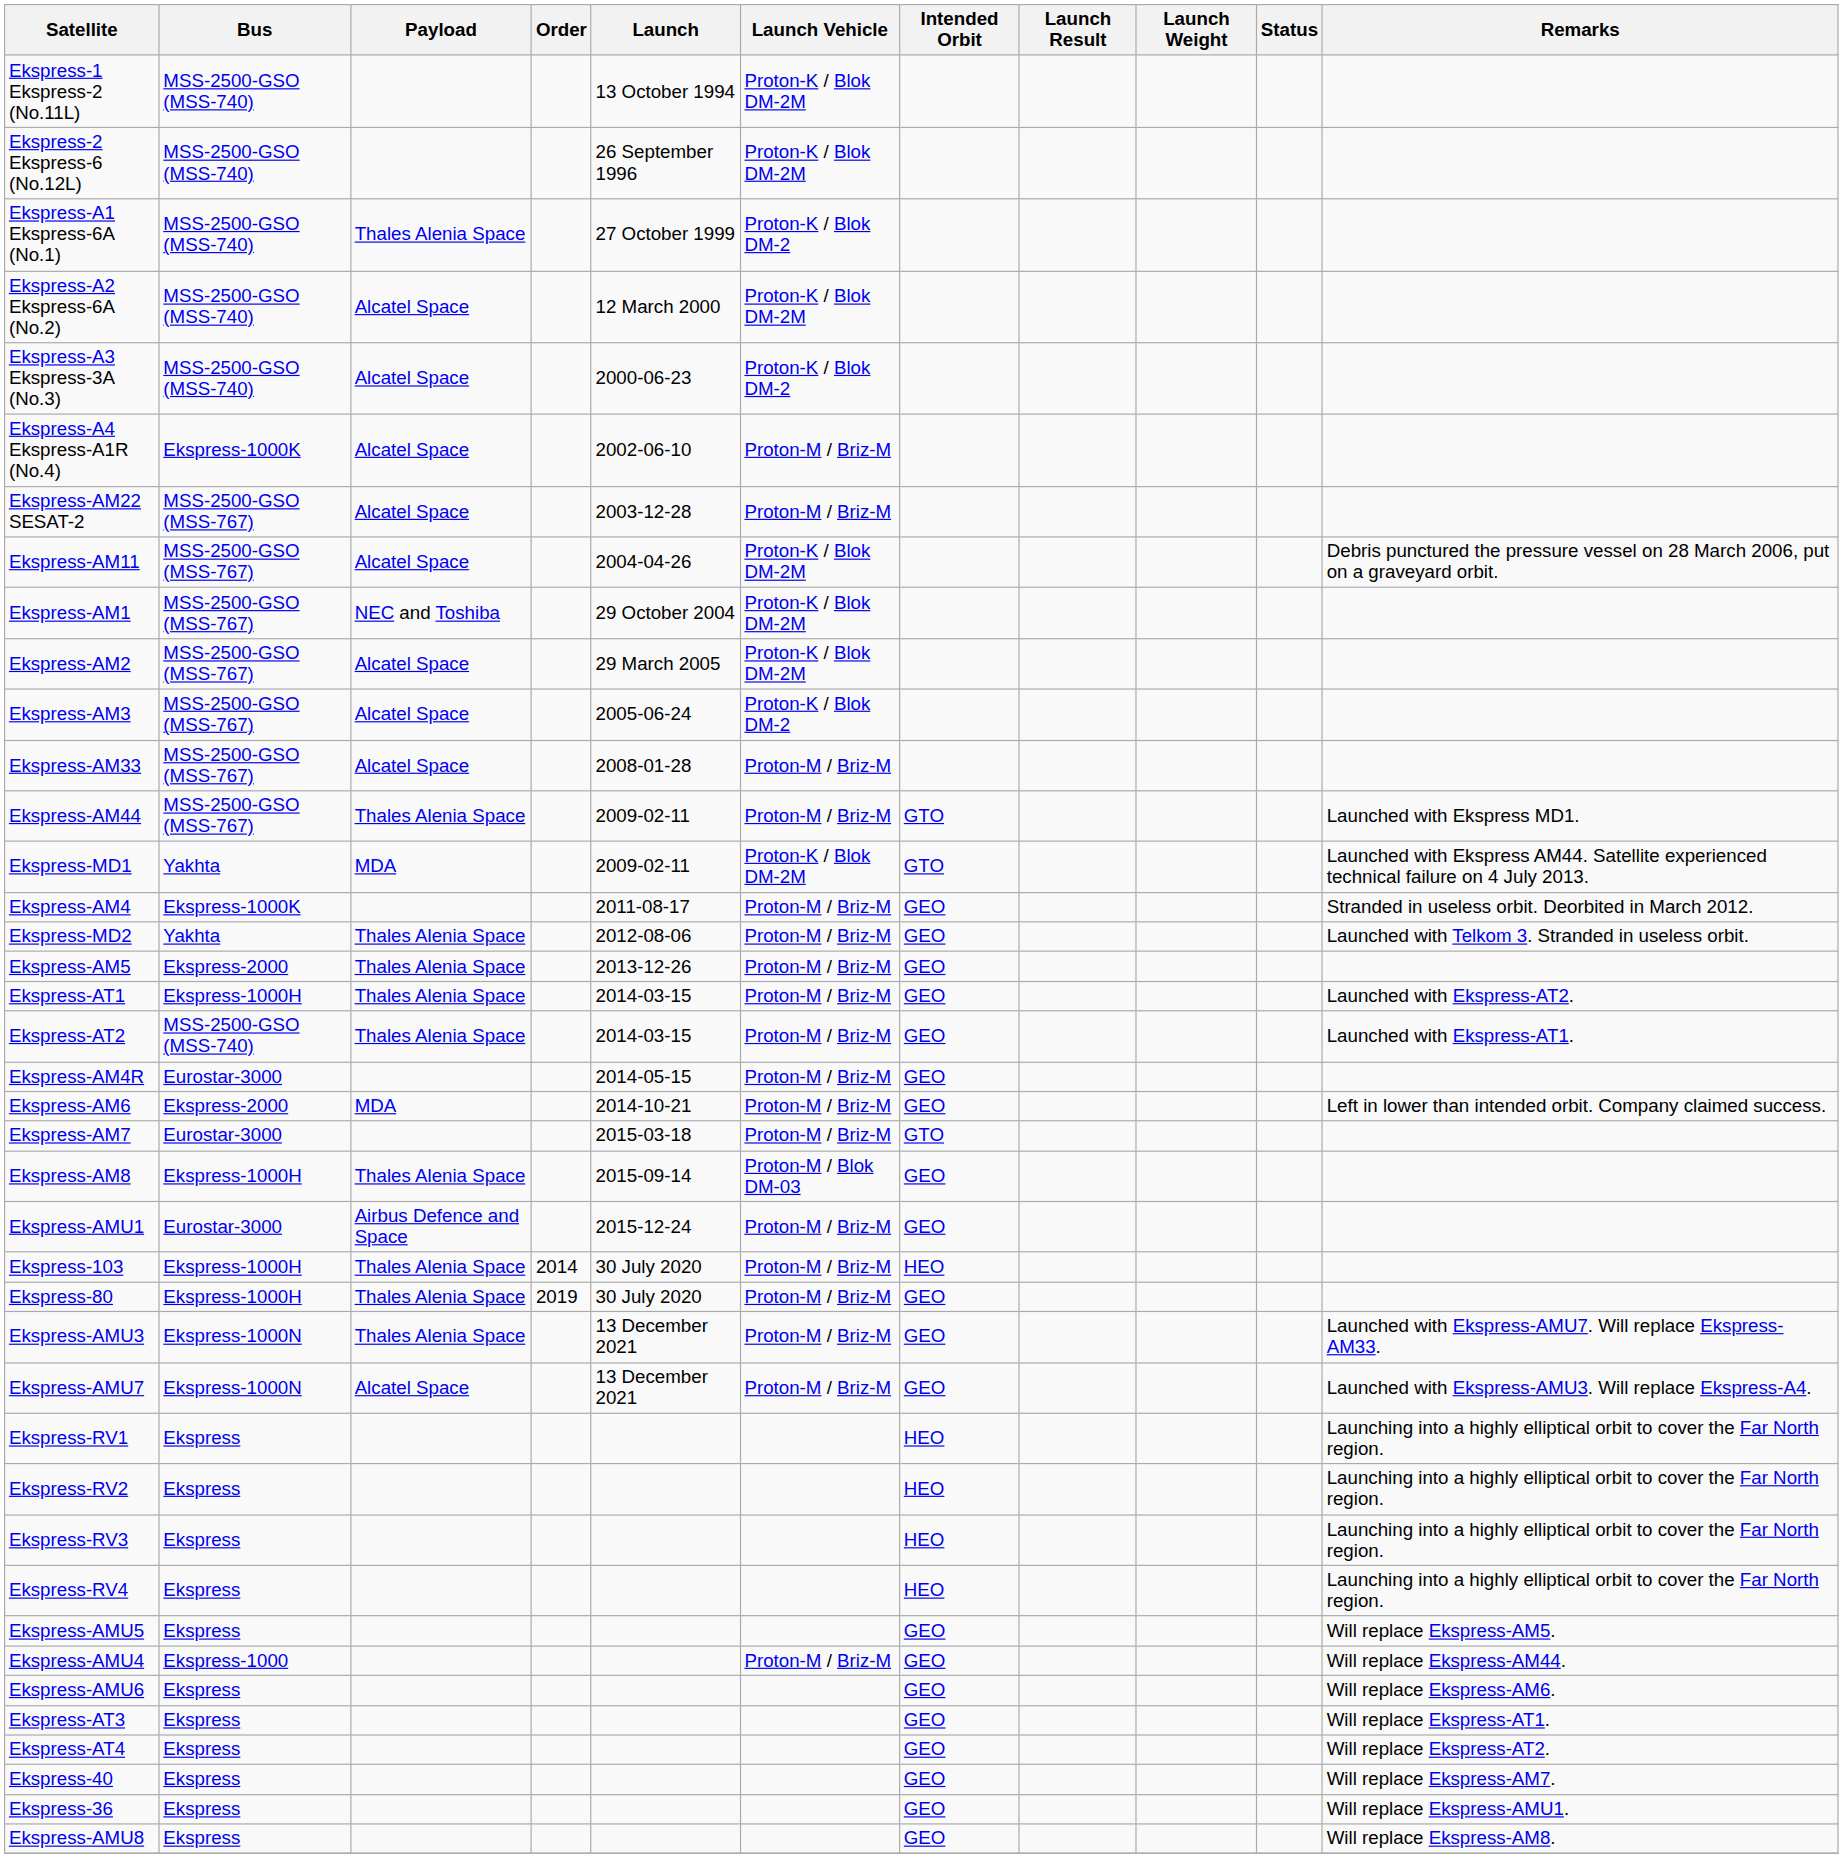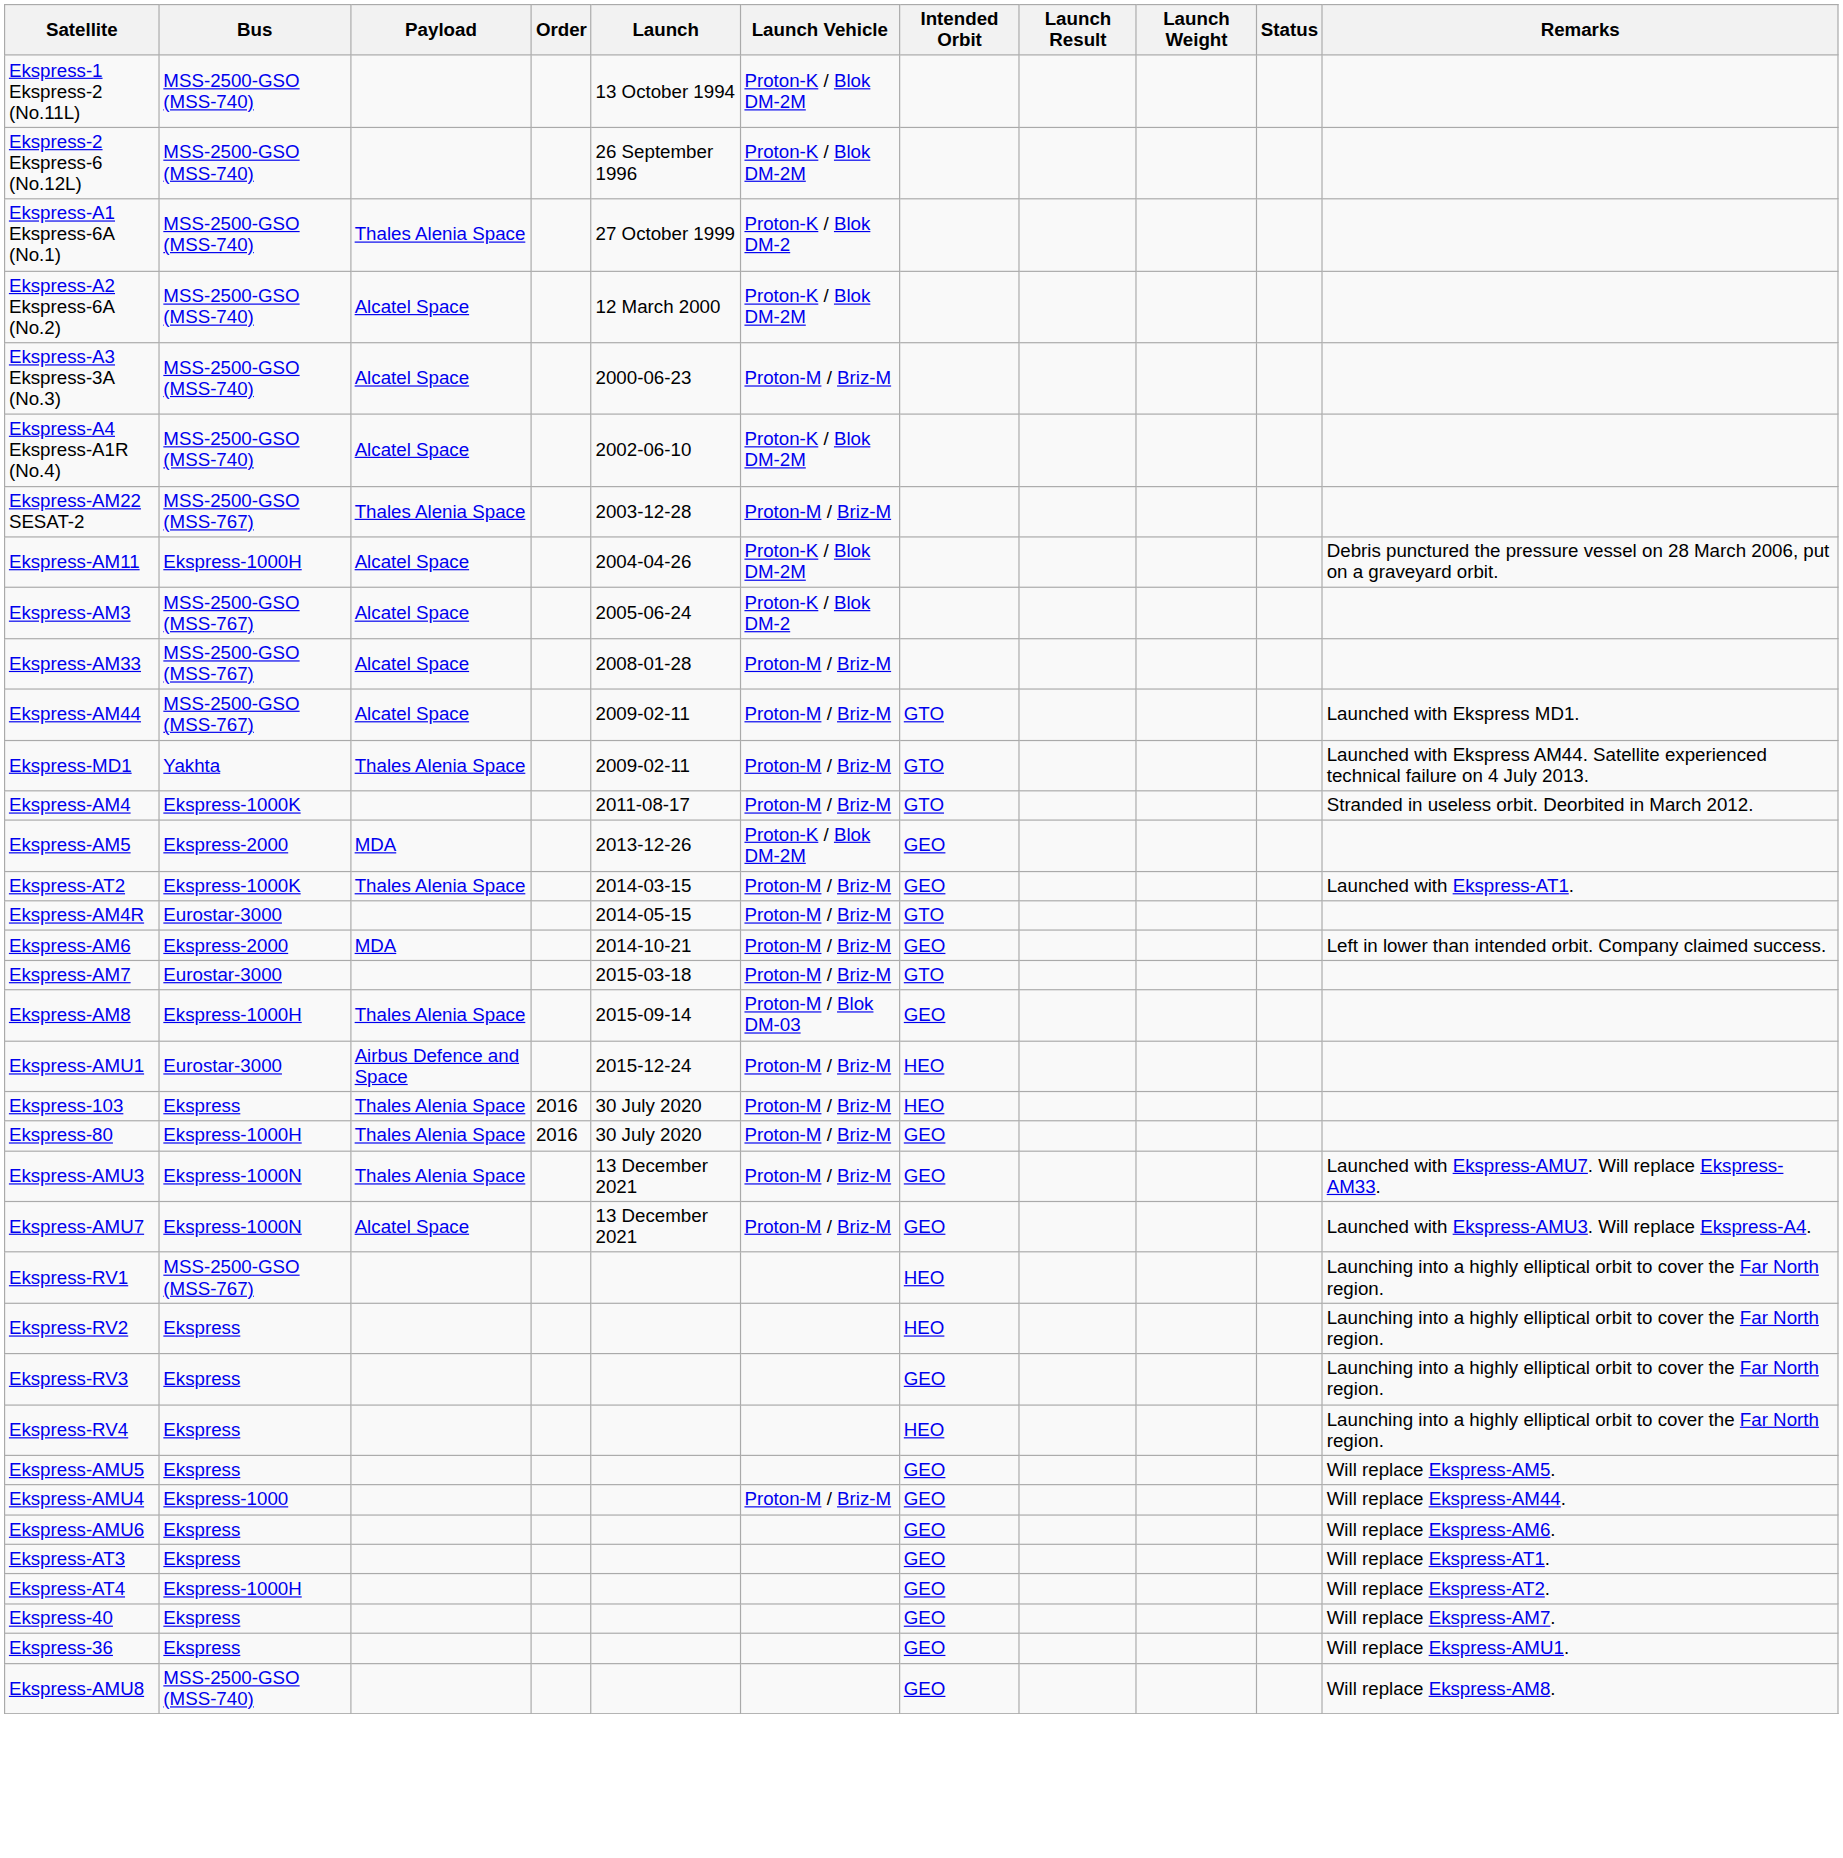(807, 378) Proton-K / Blok DM-2 -> (818, 378) Proton-M / Briz-M
(232, 450) Ekspress-1000K -> (231, 450) MSS-2500-GSO (MSS-740)
(818, 450) Proton-M / Briz-M -> (807, 450) Proton-K / Blok DM-2M
(412, 511) Alcatel Space -> (440, 511) Thales Alenia Space
(231, 562) MSS-2500-GSO (MSS-767) -> (233, 562) Ekspress-1000H
- row: (70, 612)
- row: (70, 663)
(440, 815) Thales Alenia Space -> (412, 714) Alcatel Space
(375, 866) MDA -> (440, 765) Thales Alenia Space
(807, 866) Proton-K / Blok DM-2M -> (818, 765) Proton-M / Briz-M
(925, 906) GEO -> (924, 805) GTO
- row: (70, 936)
(440, 966) Thales Alenia Space -> (375, 845) MDA
(818, 966) Proton-M / Briz-M -> (807, 845) Proton-K / Blok DM-2M
- row: (67, 996)
(231, 1036) MSS-2500-GSO (MSS-740) -> (232, 885) Ekspress-1000K
(925, 1076) GEO -> (924, 915) GTO
(925, 1226) GEO -> (924, 1065) HEO
(233, 1267) Ekspress-1000H -> (202, 1106) Ekspress
(557, 1267) 2014 -> (557, 1106) 2016
(557, 1296) 2019 -> (557, 1135) 2016
(202, 1438) Ekspress -> (231, 1277) MSS-2500-GSO (MSS-767)
(924, 1539) HEO -> (925, 1379) GEO
(202, 1749) Ekspress -> (233, 1588) Ekspress-1000H
(202, 1838) Ekspress -> (231, 1688) MSS-2500-GSO (MSS-740)
